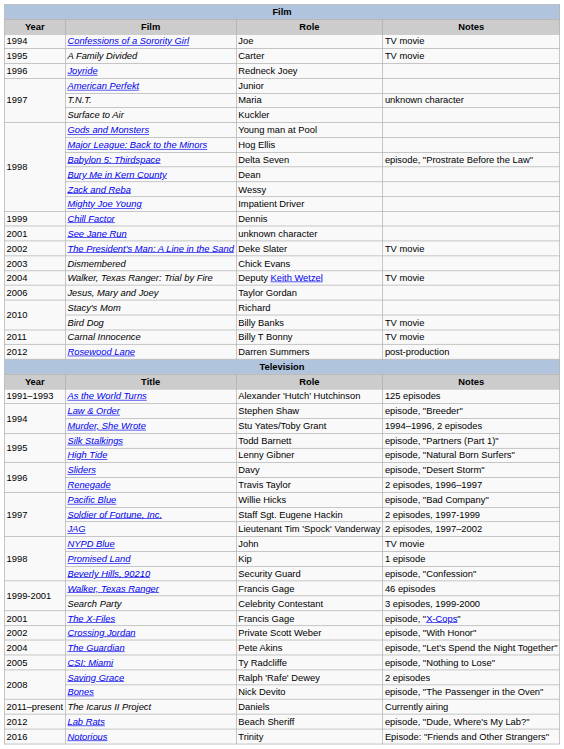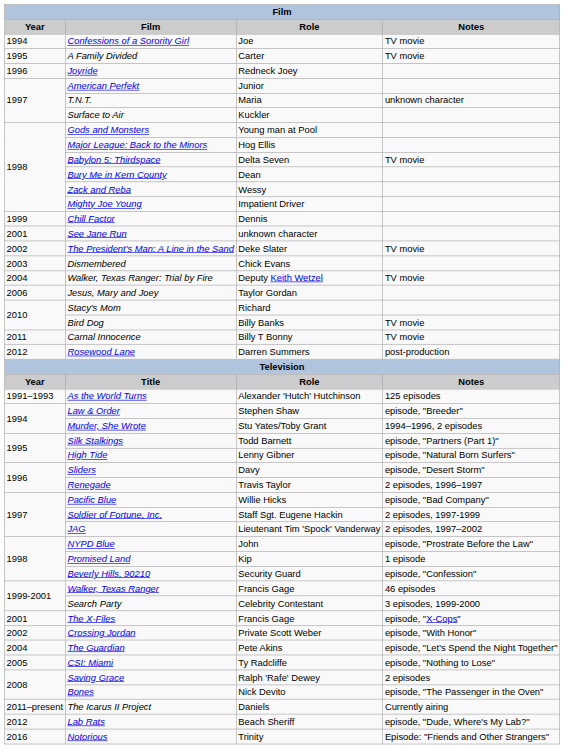(459, 160) episode, "Prostrate Before the Law" -> (405, 160) TV movie
(405, 544) TV movie -> (459, 544) episode, "Prostrate Before the Law"
